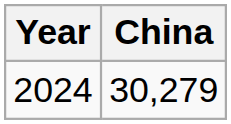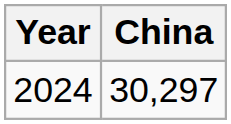(164, 89) 30,279 -> (164, 89) 30,297
